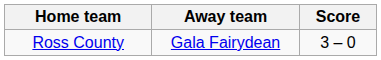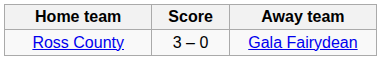columns swapped: (338, 17) <-> (226, 17)
